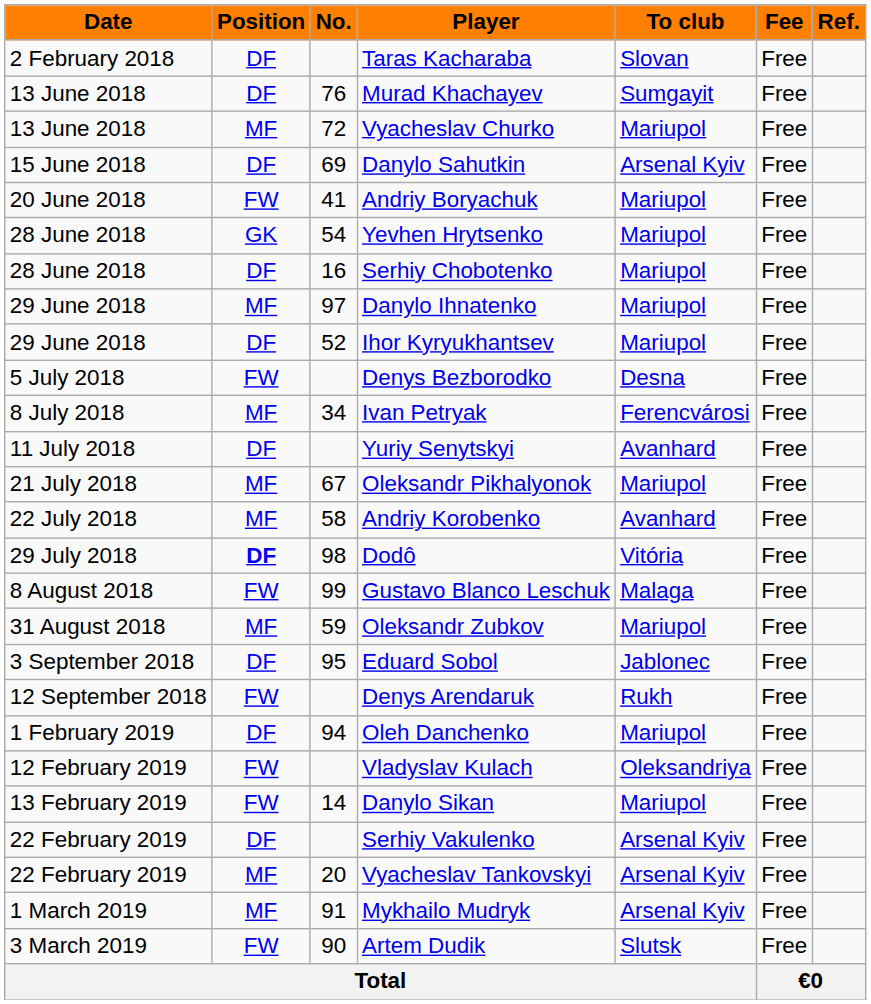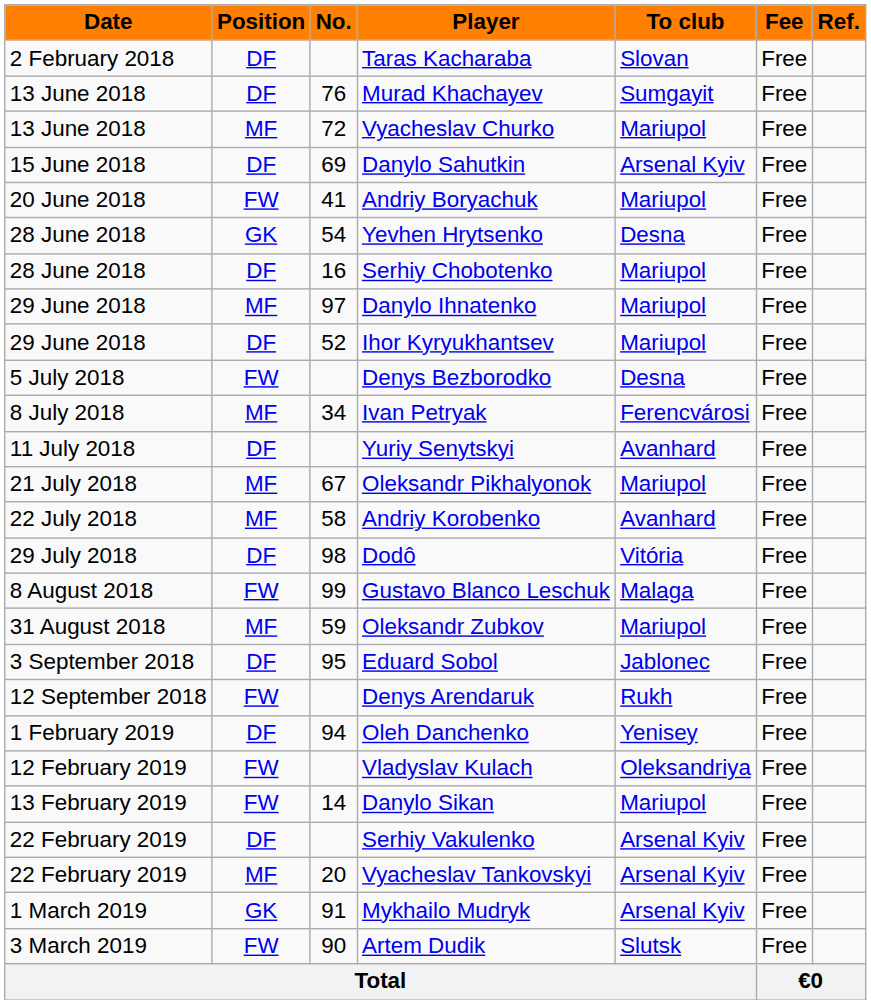(663, 235) Mariupol -> (653, 235) Desna
(261, 555) bold -> (261, 555) normal
(663, 732) Mariupol -> (659, 732) Yenisey
(261, 910) MF -> (261, 910) GK
